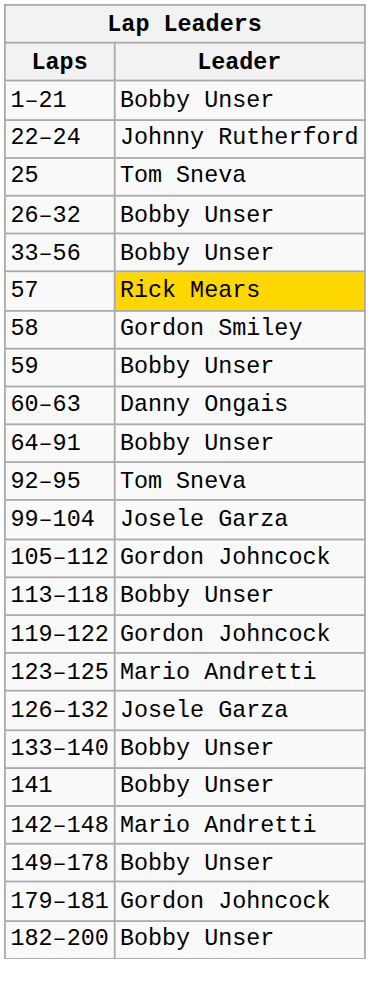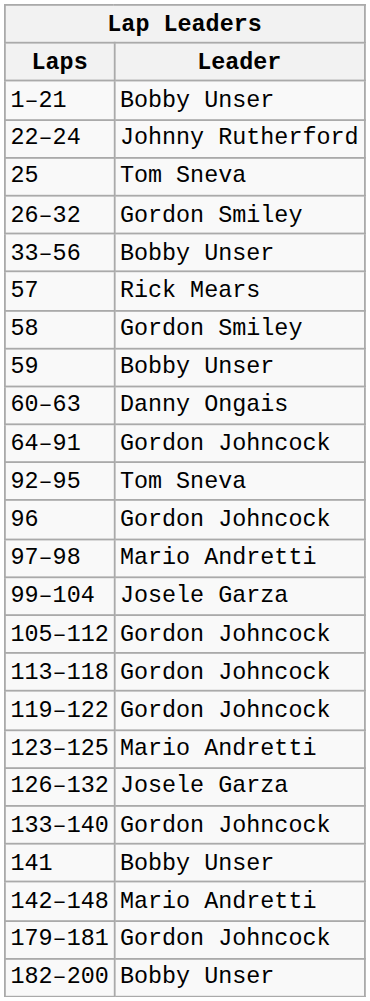(197, 215) Bobby Unser -> (211, 215) Gordon Smiley
(190, 291) gold background -> (190, 291) no background
(197, 443) Bobby Unser -> (225, 443) Gordon Johncock
+ row: (25, 520)
+ row: (46, 558)
(197, 596) Bobby Unser -> (225, 672) Gordon Johncock
(197, 749) Bobby Unser -> (225, 825) Gordon Johncock
- row: (60, 863)
